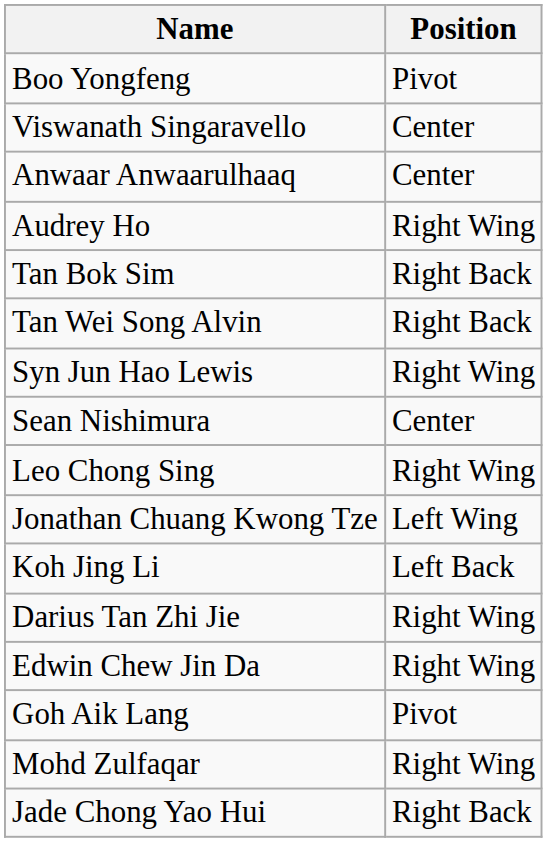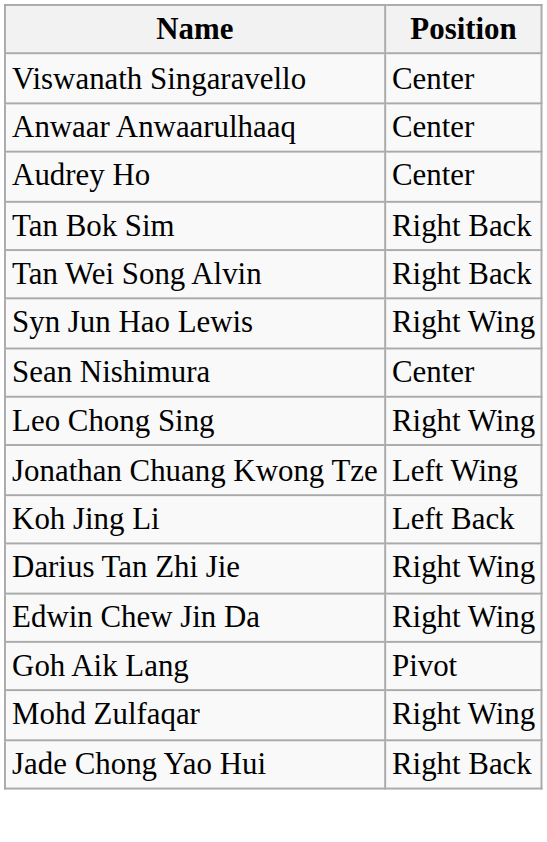- row: (101, 77)
(464, 224) Right Wing -> (433, 175) Center
